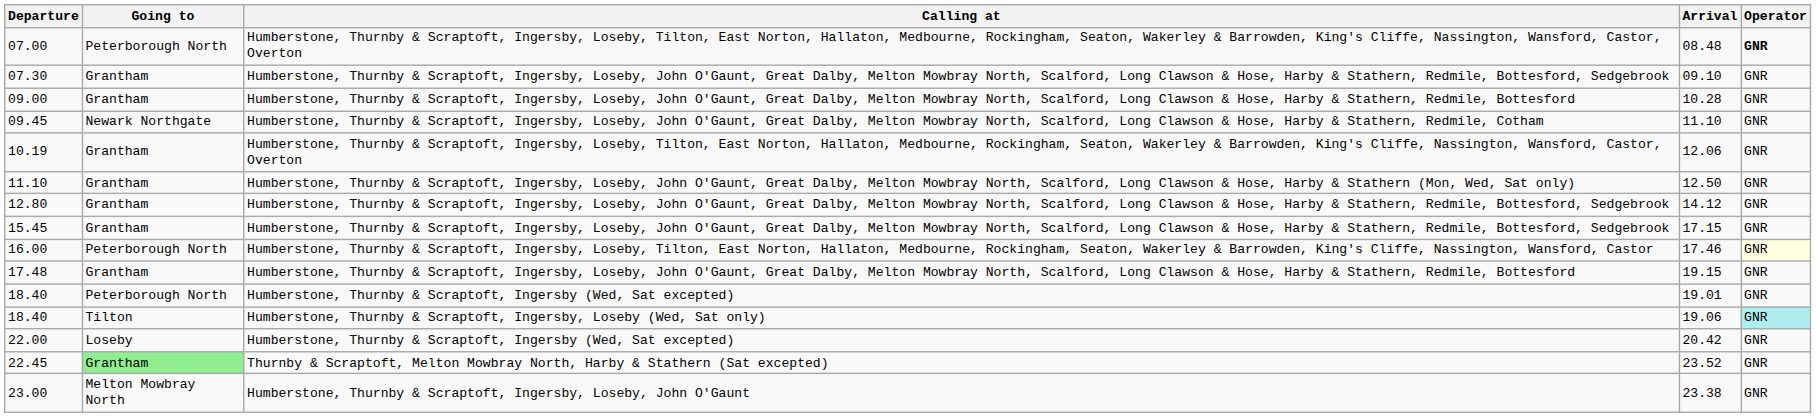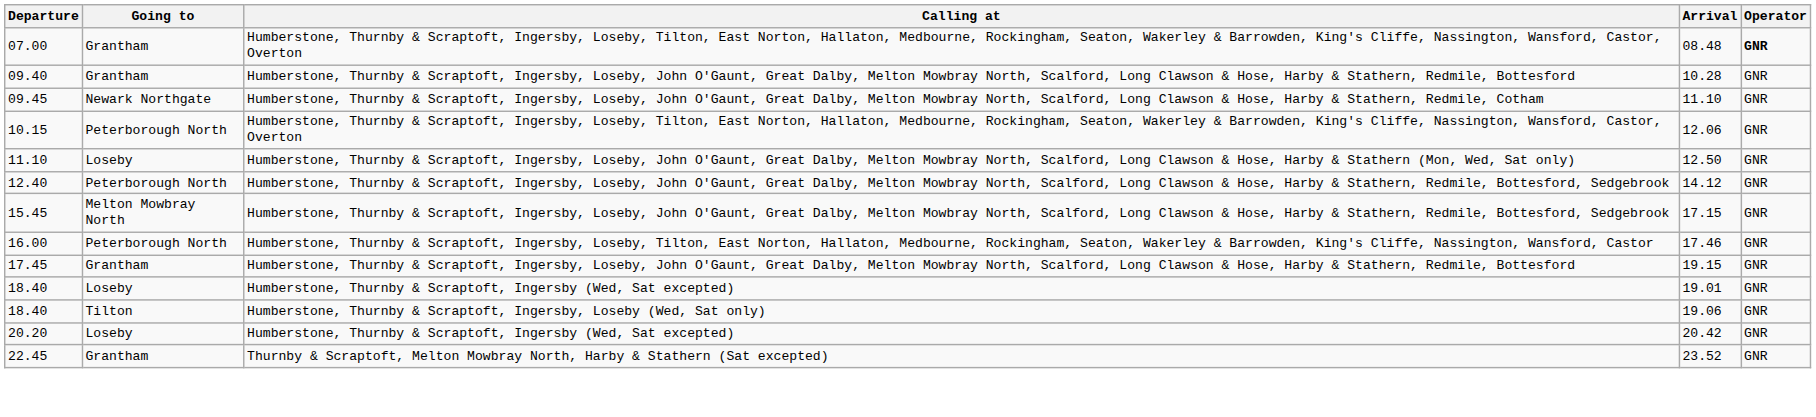(156, 46) Peterborough North -> (117, 46) Grantham
- row: (1702, 77)
(28, 99) 09.00 -> (28, 77) 09.40
(28, 152) 10.19 -> (28, 130) 10.15
(117, 152) Grantham -> (156, 130) Peterborough North
(117, 183) Grantham -> (109, 160) Loseby
(28, 205) 12.80 -> (28, 183) 12.40
(117, 205) Grantham -> (156, 183) Peterborough North
(117, 228) Grantham -> (140, 213) Melton Mowbray North
(1756, 250) lightyellow background -> (1756, 244) no background
(28, 273) 17.48 -> (28, 266) 17.45
(156, 295) Peterborough North -> (109, 289) Loseby
(1756, 318) paleturquoise background -> (1756, 311) no background
(28, 340) 22.00 -> (28, 334) 20.20
(117, 363) lightgreen background -> (117, 356) no background
- row: (1702, 393)
